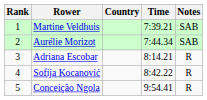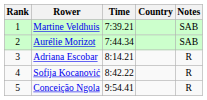columns swapped: (122, 12) <-> (158, 12)
